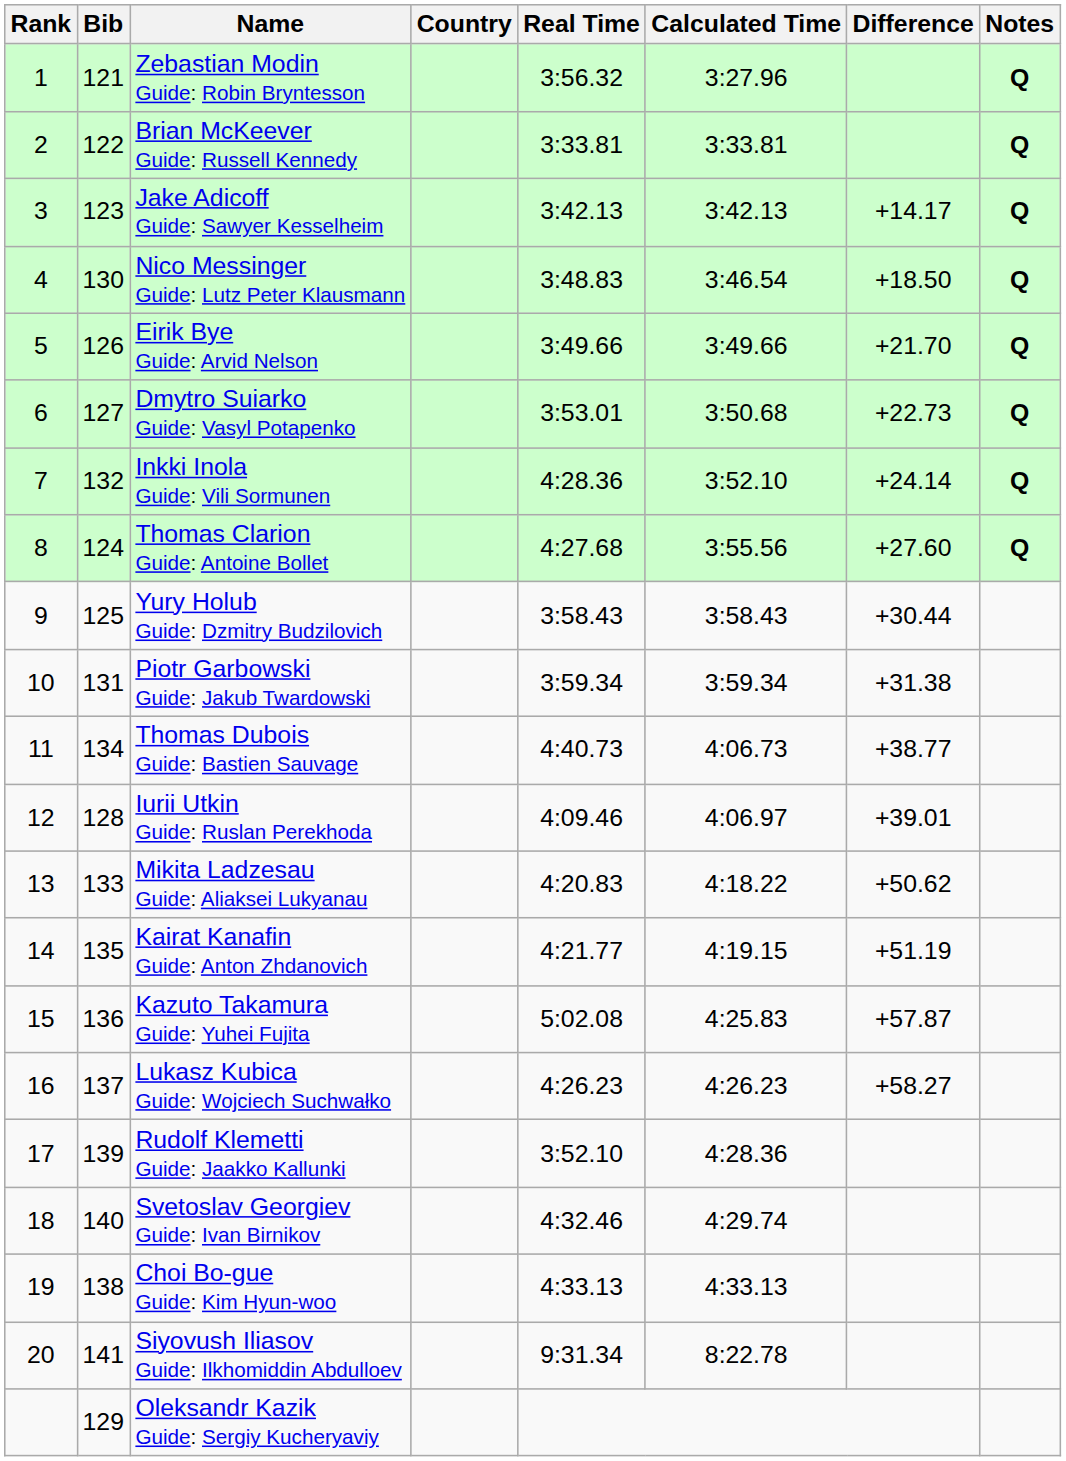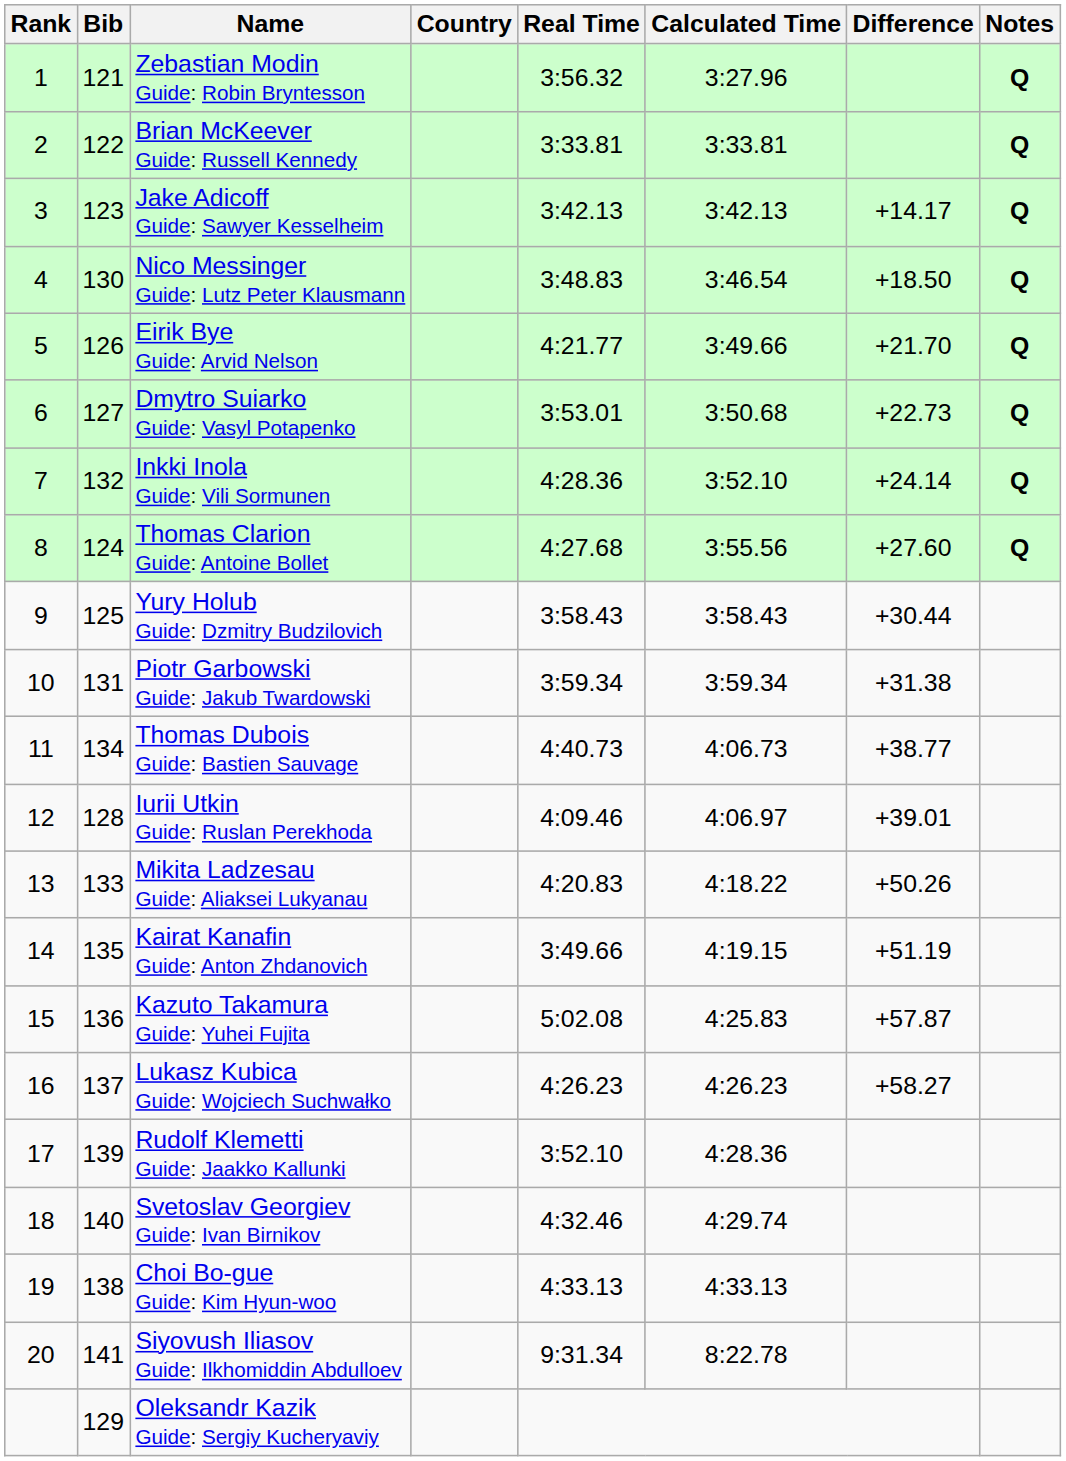(582, 346) 3:49.66 -> (582, 346) 4:21.77
(913, 884) +50.62 -> (913, 884) +50.26
(582, 951) 4:21.77 -> (582, 951) 3:49.66
